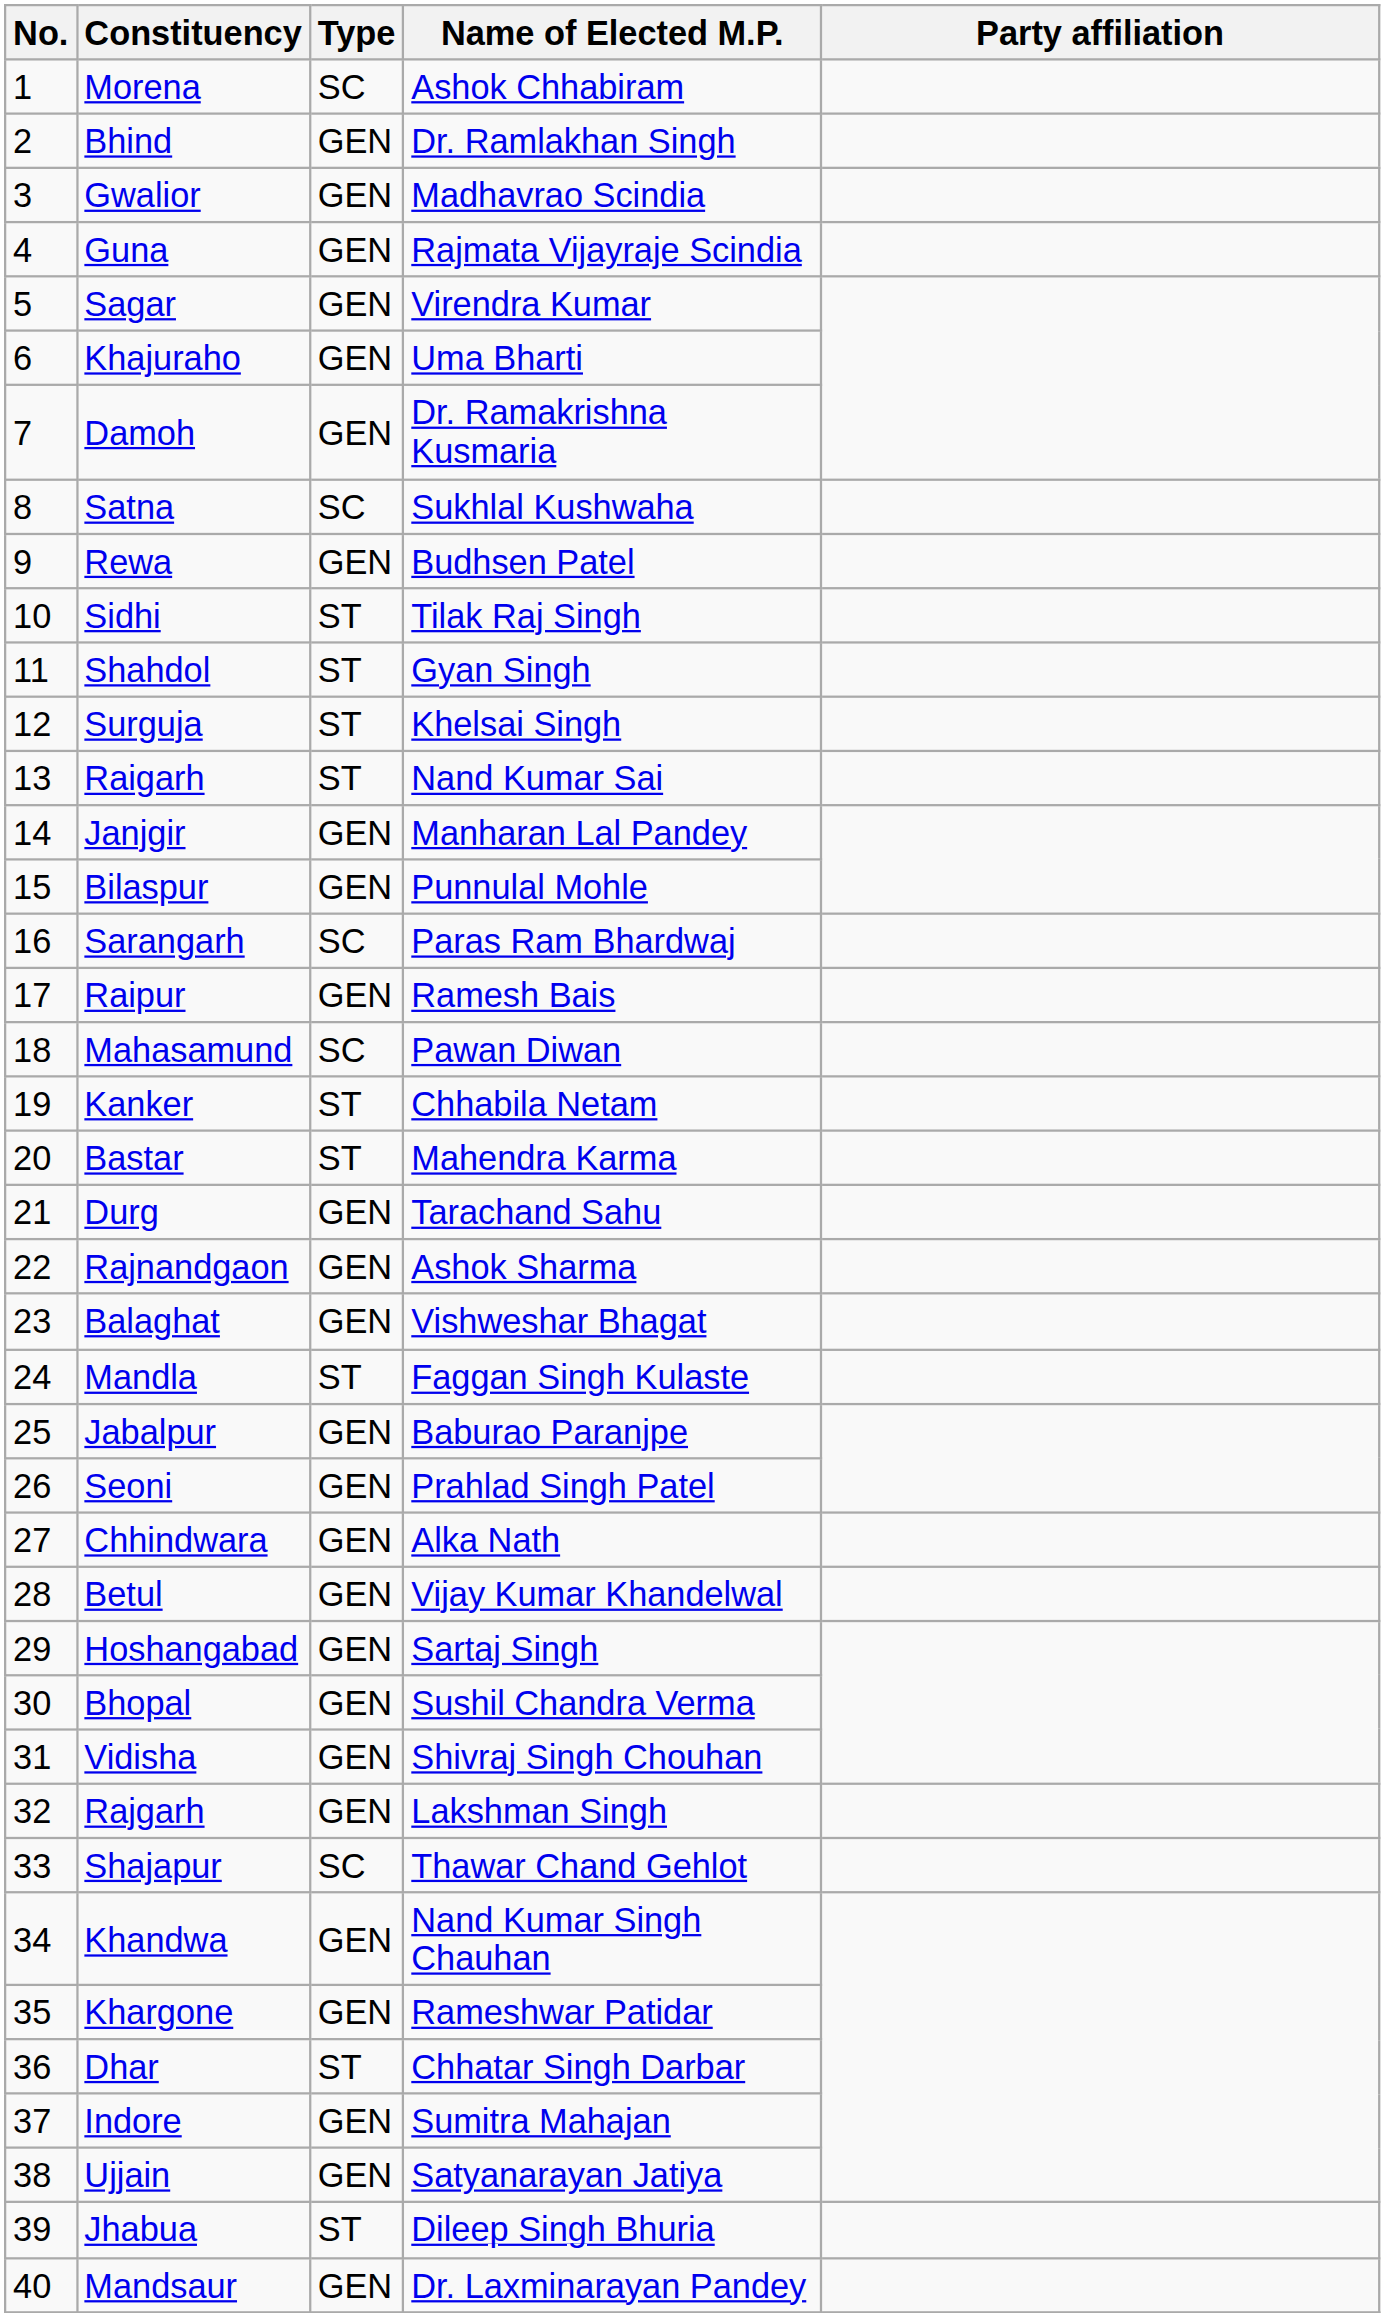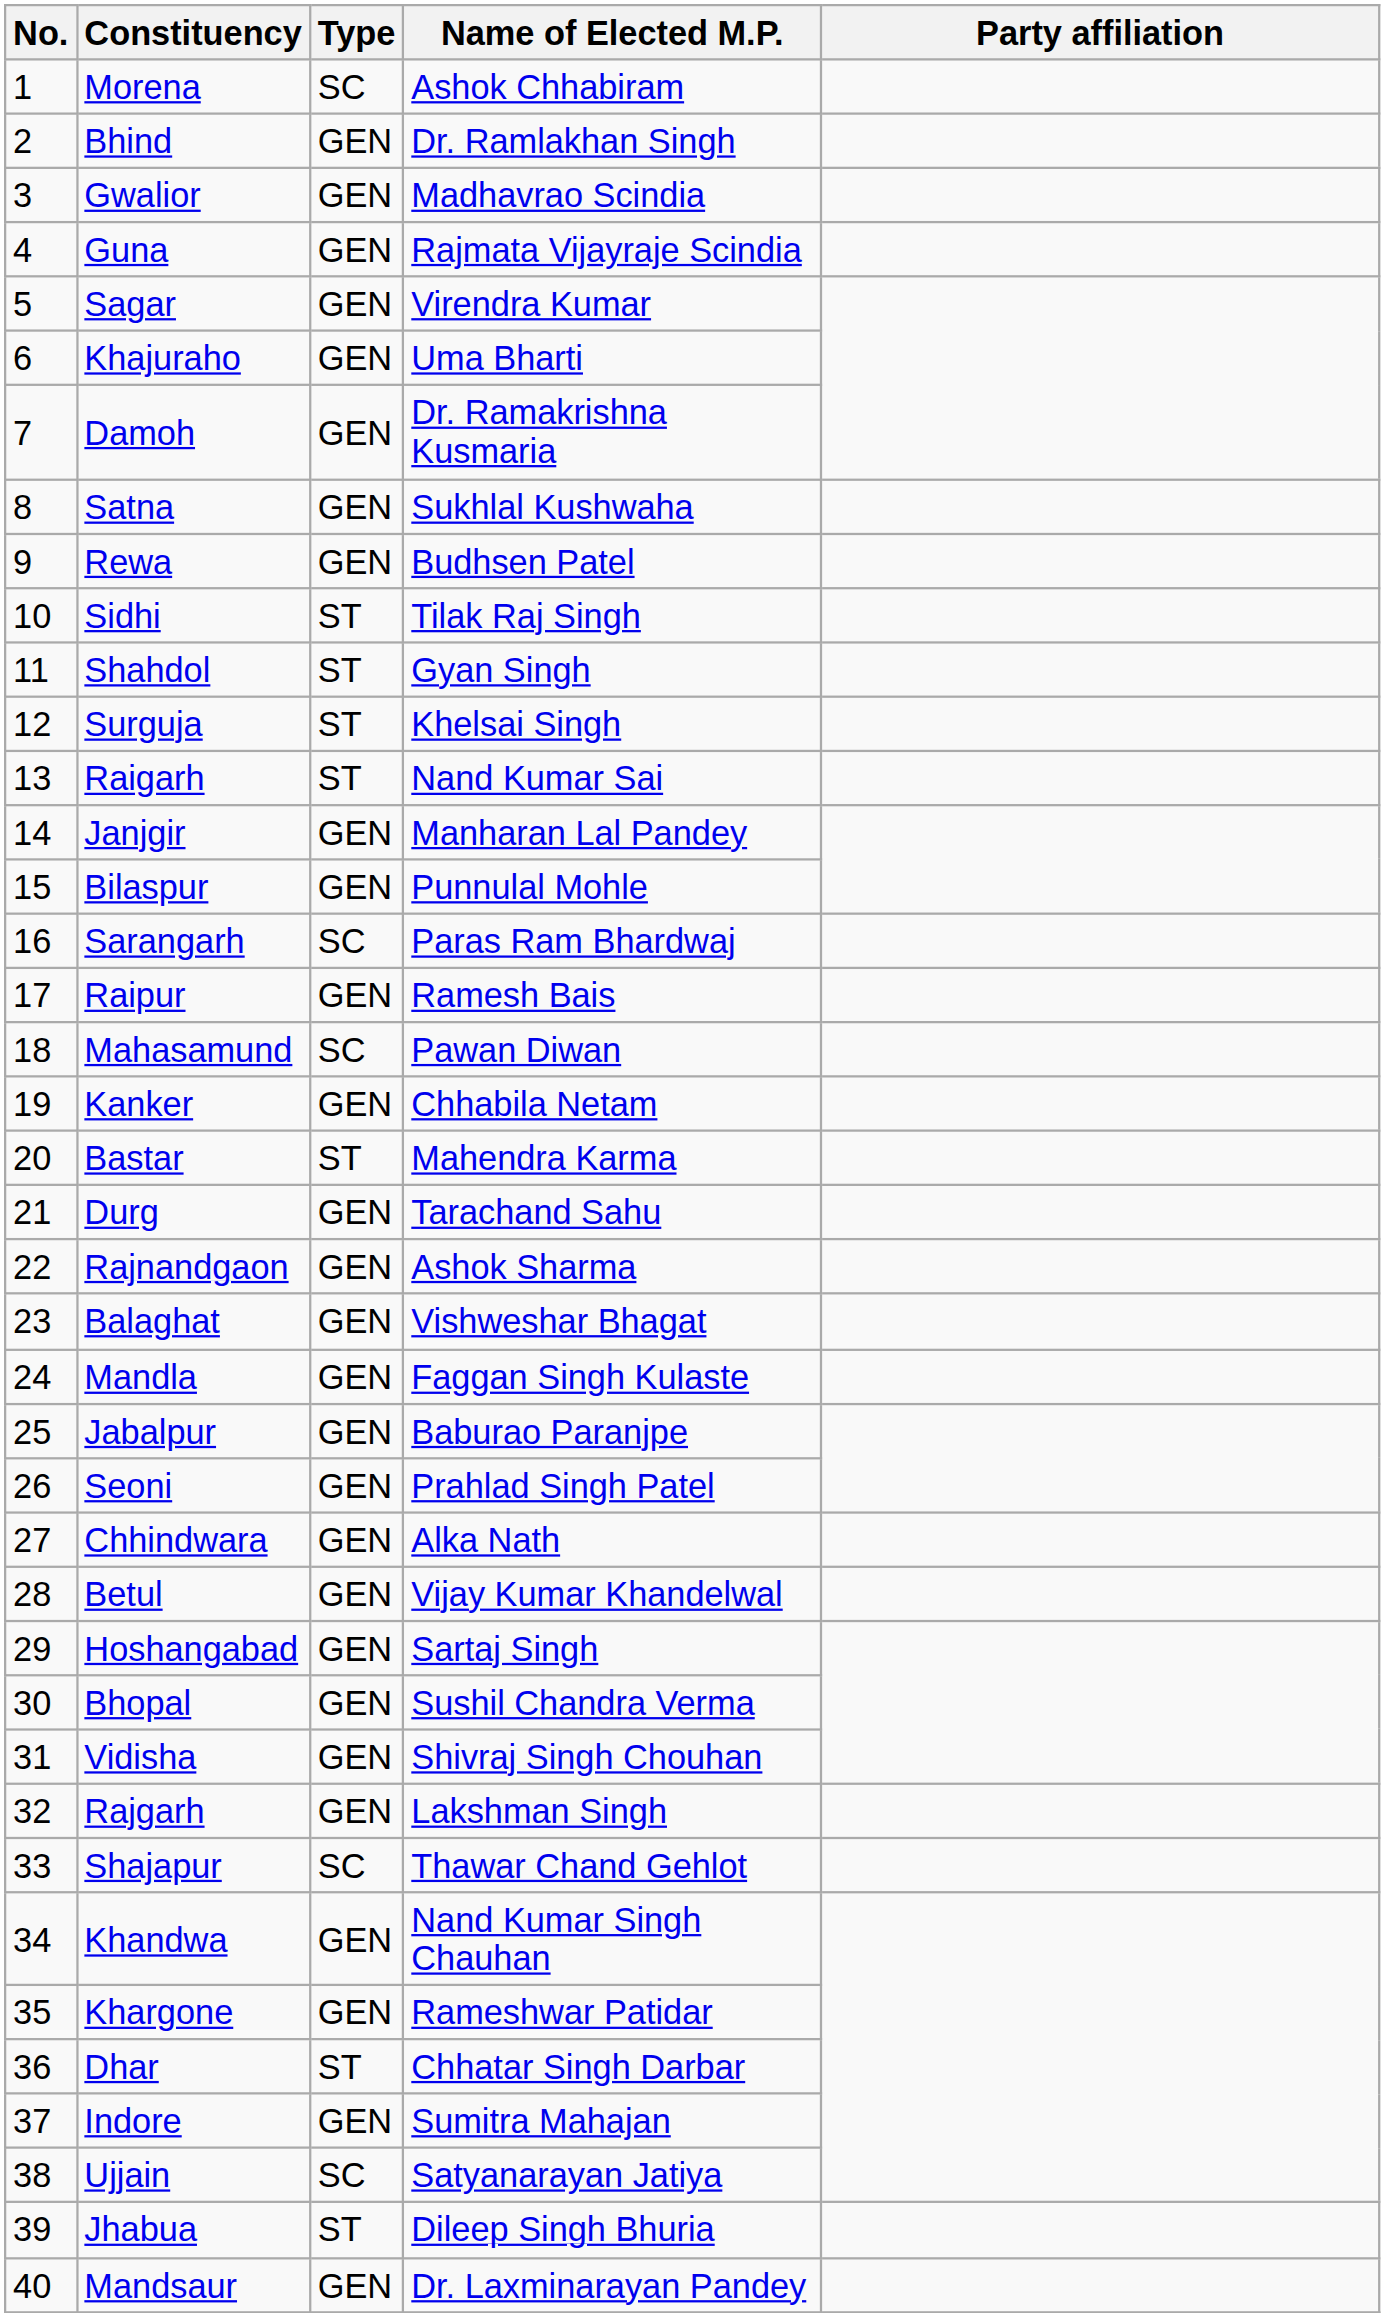(342, 506) SC -> (355, 506) GEN
(340, 1104) ST -> (355, 1104) GEN
(340, 1376) ST -> (355, 1376) GEN
(355, 2176) GEN -> (342, 2176) SC
